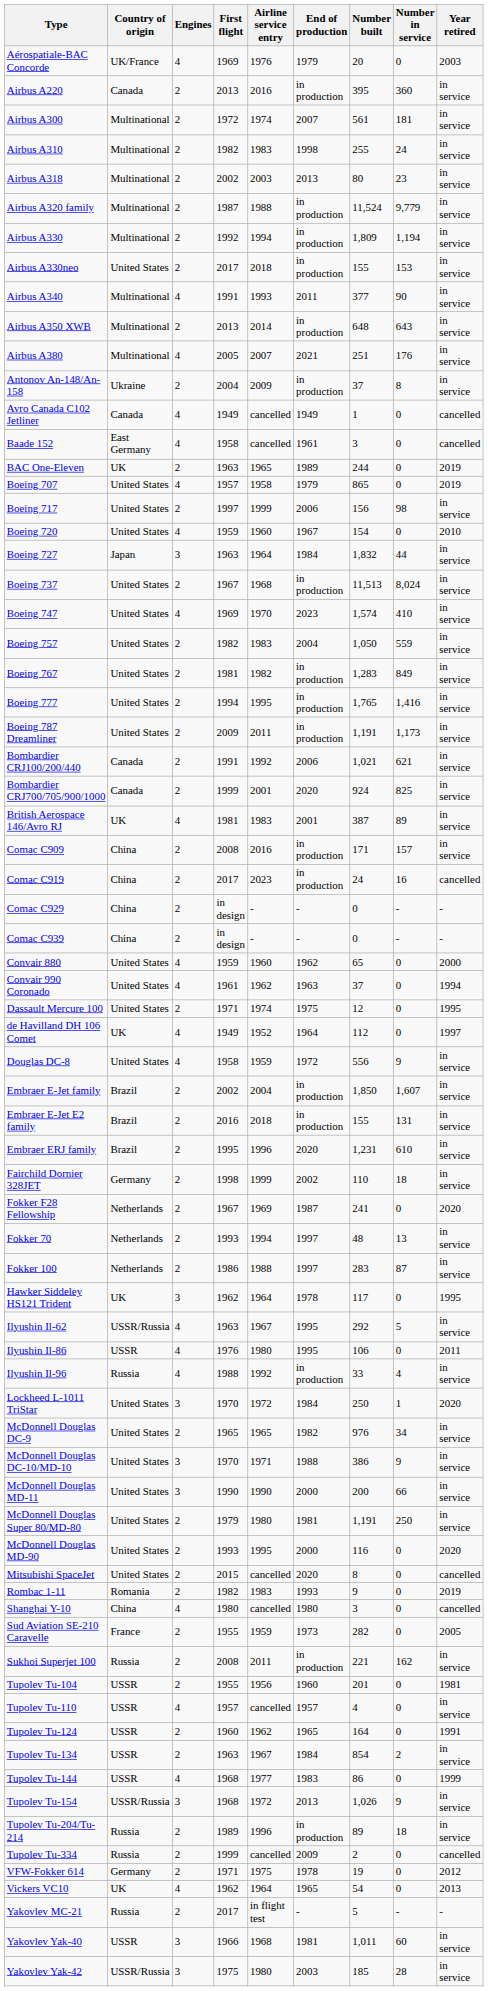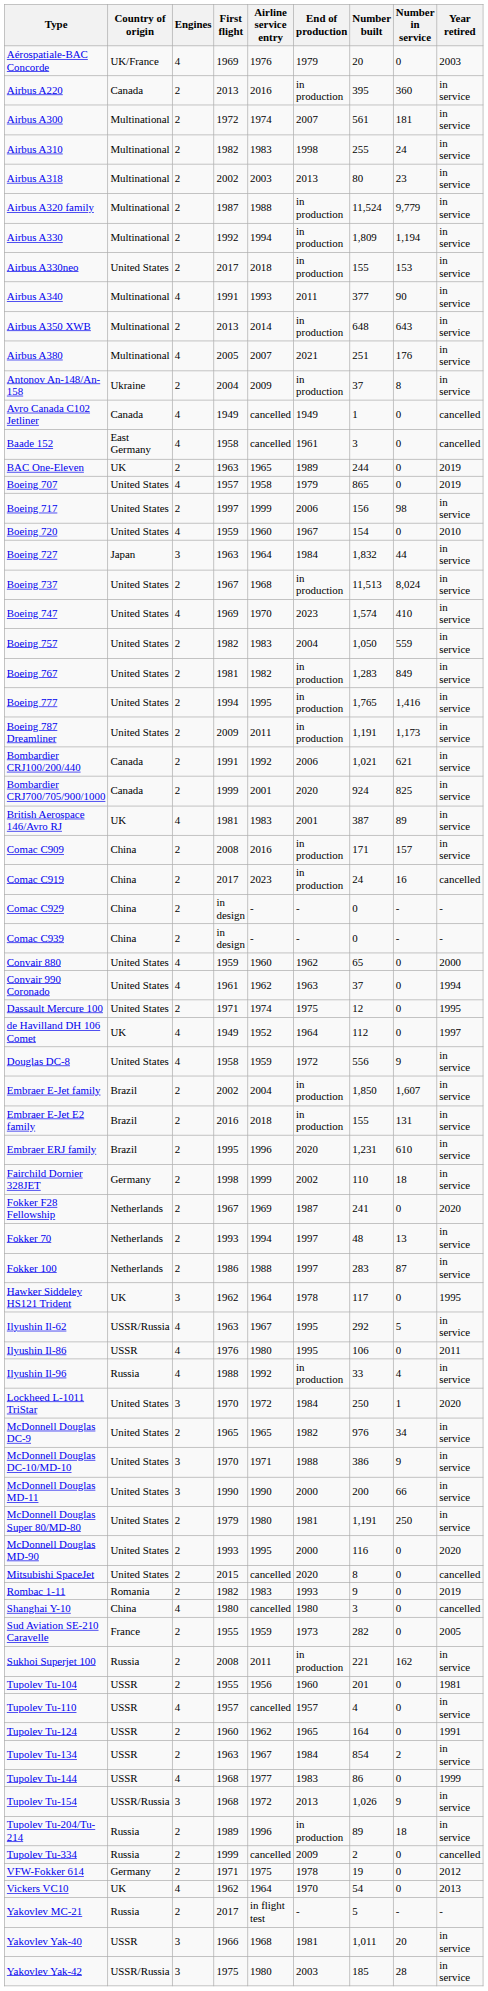(307, 1889) 1965 -> (307, 1889) 1970
(401, 1942) 60 -> (401, 1942) 20
